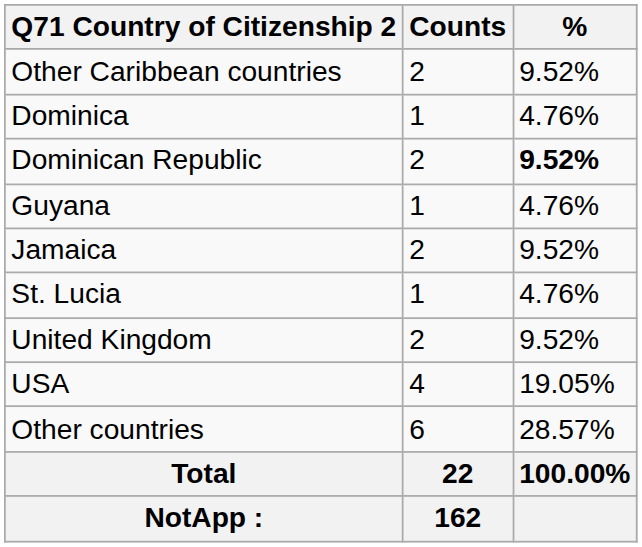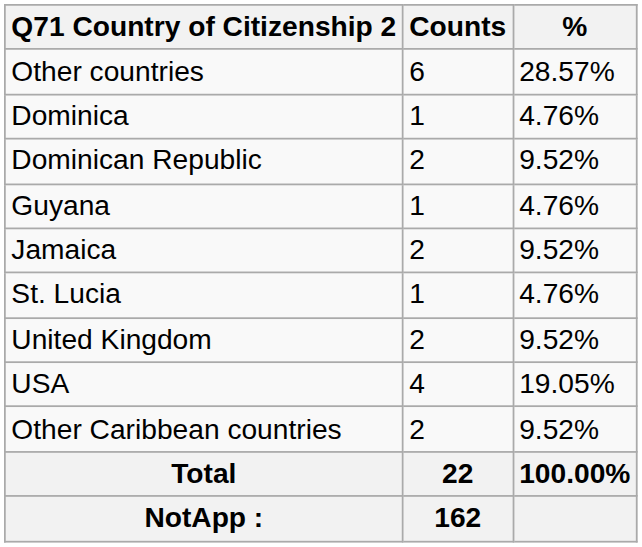rows swapped: (177, 71) <-> (108, 428)
(559, 160) bold -> (559, 160) normal
